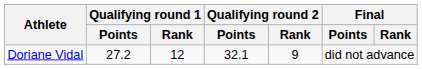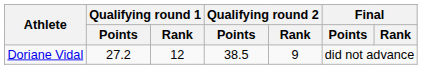(236, 55) 32.1 -> (236, 55) 38.5
